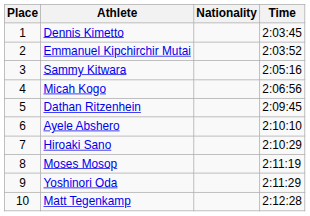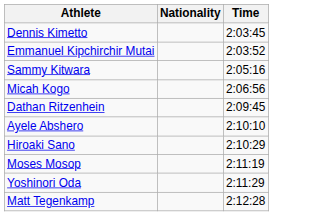- column: (23, 13)
